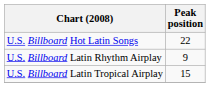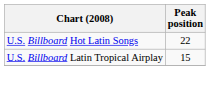- row: (84, 57)
